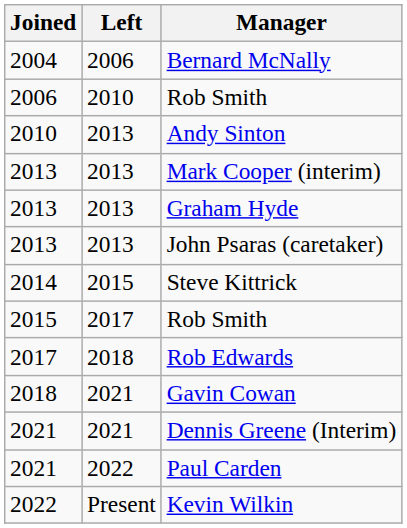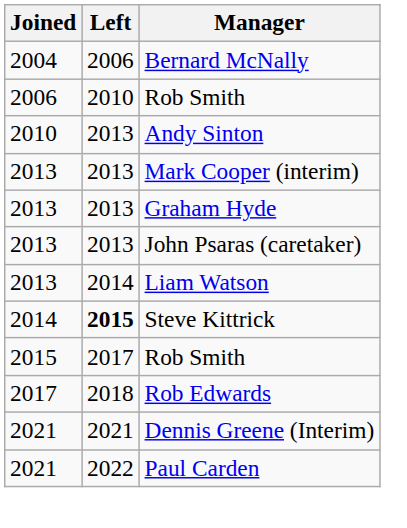+ row: (33, 282)
(110, 282) normal -> (110, 319) bold
- row: (33, 393)
- row: (33, 504)
